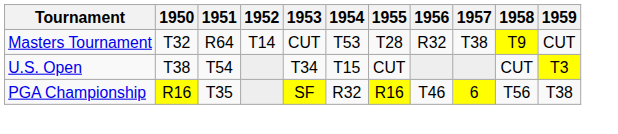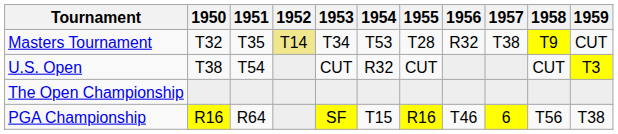(219, 42) R64 -> (251, 42) T35
(262, 42) no background -> (294, 42) khaki background
(304, 42) CUT -> (336, 42) T34
(304, 67) T34 -> (336, 67) CUT
(347, 67) T15 -> (379, 67) R32
+ row: (96, 92)
(219, 92) T35 -> (251, 117) R64
(347, 92) R32 -> (379, 117) T15
